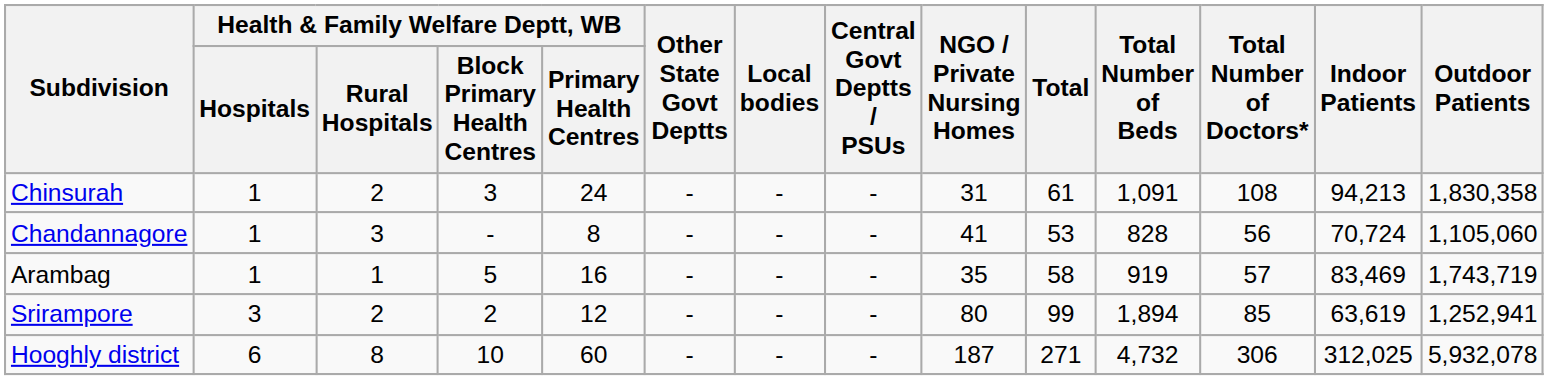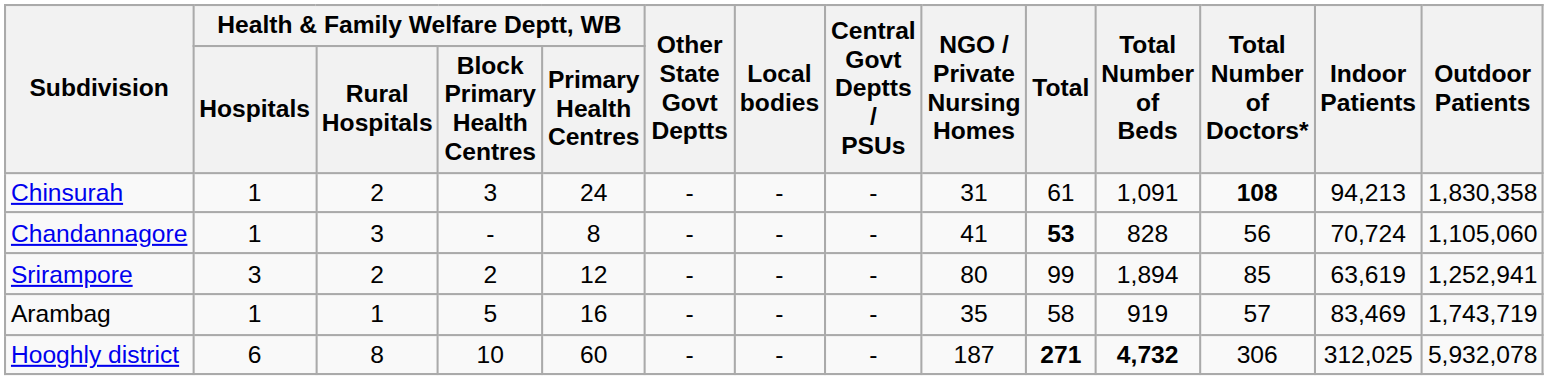(1257, 193) normal -> (1257, 193) bold
(1061, 233) normal -> (1061, 233) bold
rows swapped: (72, 314) <-> (61, 274)
(1061, 355) normal -> (1061, 355) bold
(1148, 355) normal -> (1148, 355) bold
